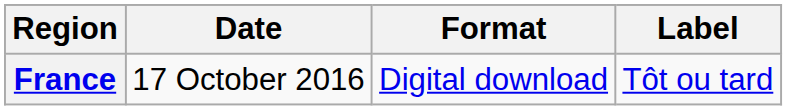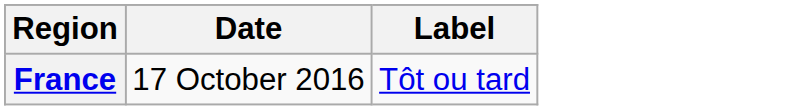- column: (494, 29)
